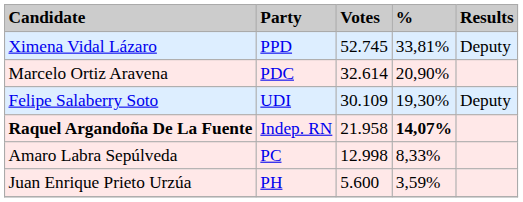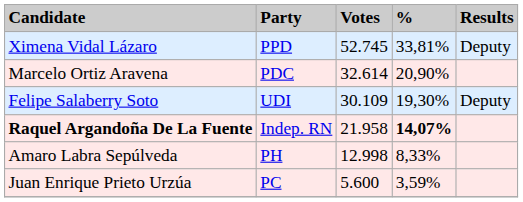(271, 155) PC -> (271, 155) PH
(271, 182) PH -> (271, 182) PC
